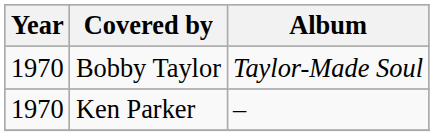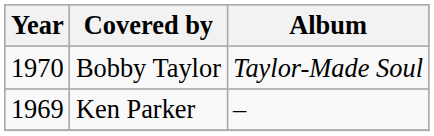(37, 109) 1970 -> (37, 109) 1969
